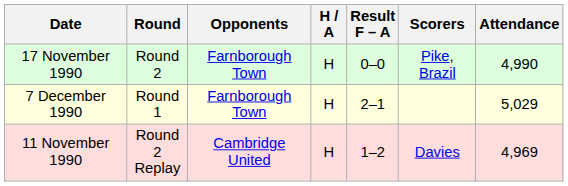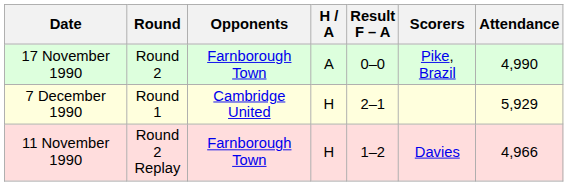(329, 64) H -> (329, 64) A
(249, 104) Farnborough Town -> (249, 104) Cambridge United
(519, 104) 5,029 -> (519, 104) 5,929
(249, 152) Cambridge United -> (249, 152) Farnborough Town
(519, 152) 4,969 -> (519, 152) 4,966
